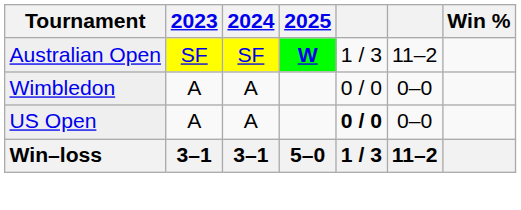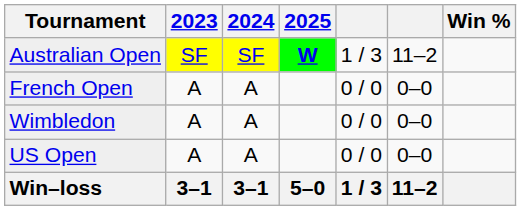+ row: (71, 88)
(361, 121) bold -> (361, 155) normal
